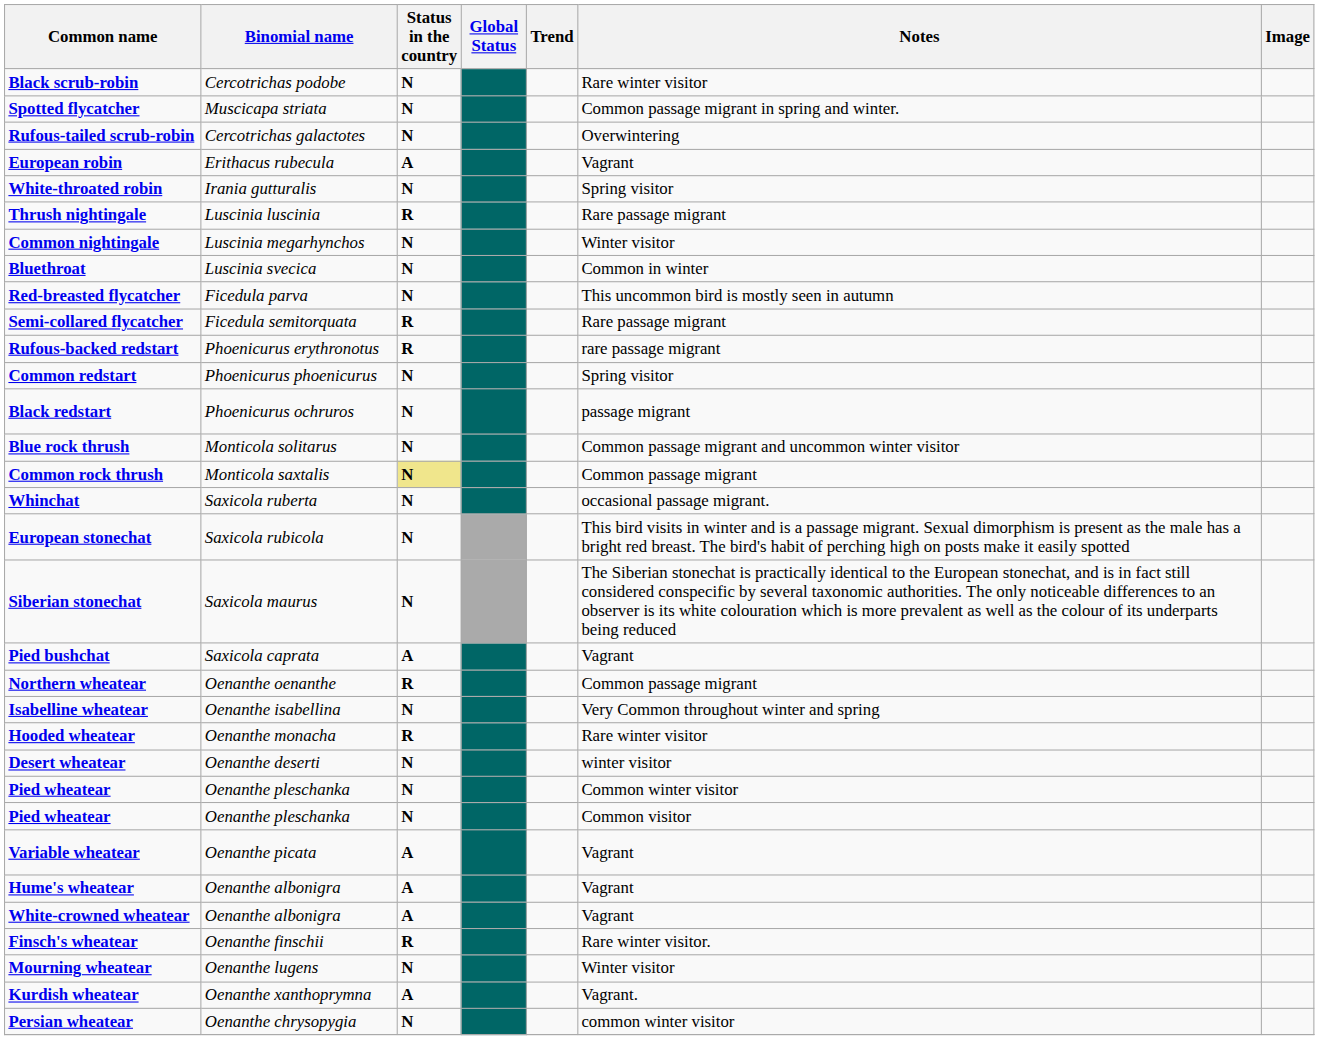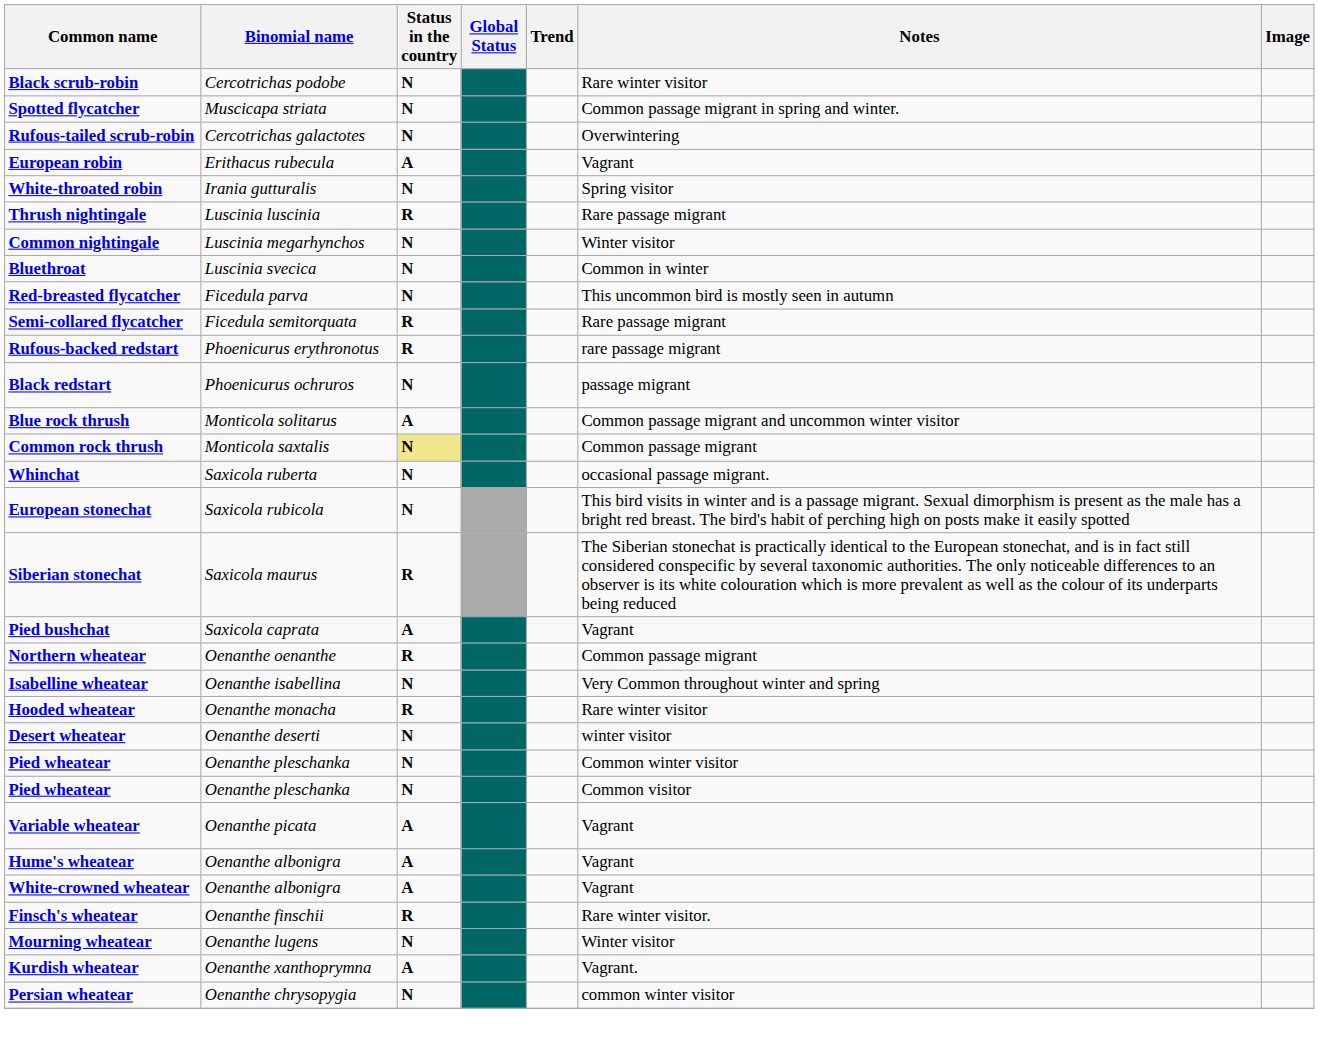- row: (72, 375)
(407, 447) N -> (407, 420) A
(407, 601) N -> (407, 574) R
